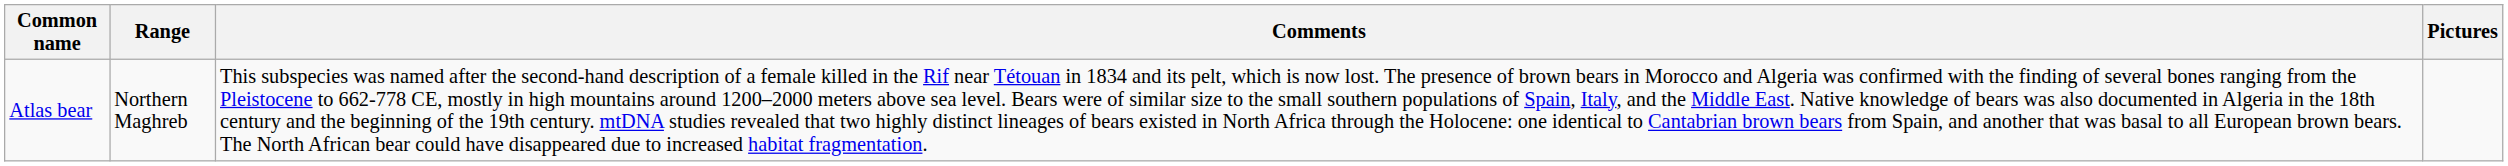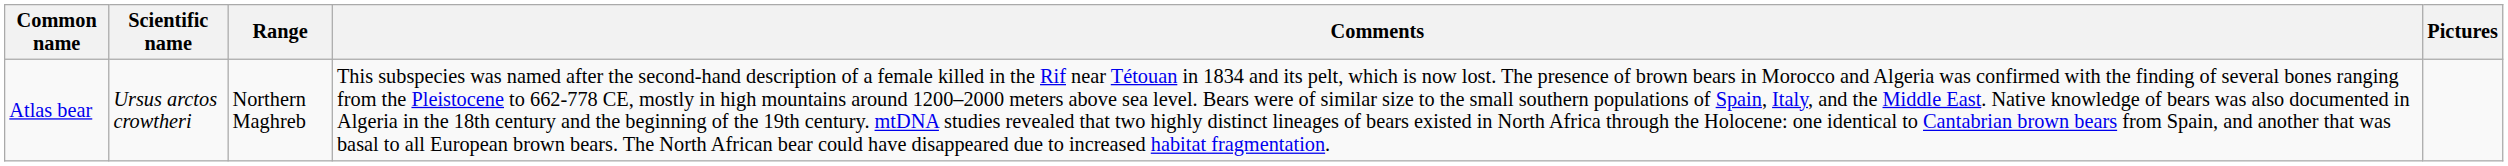+ column: (168, 32)
